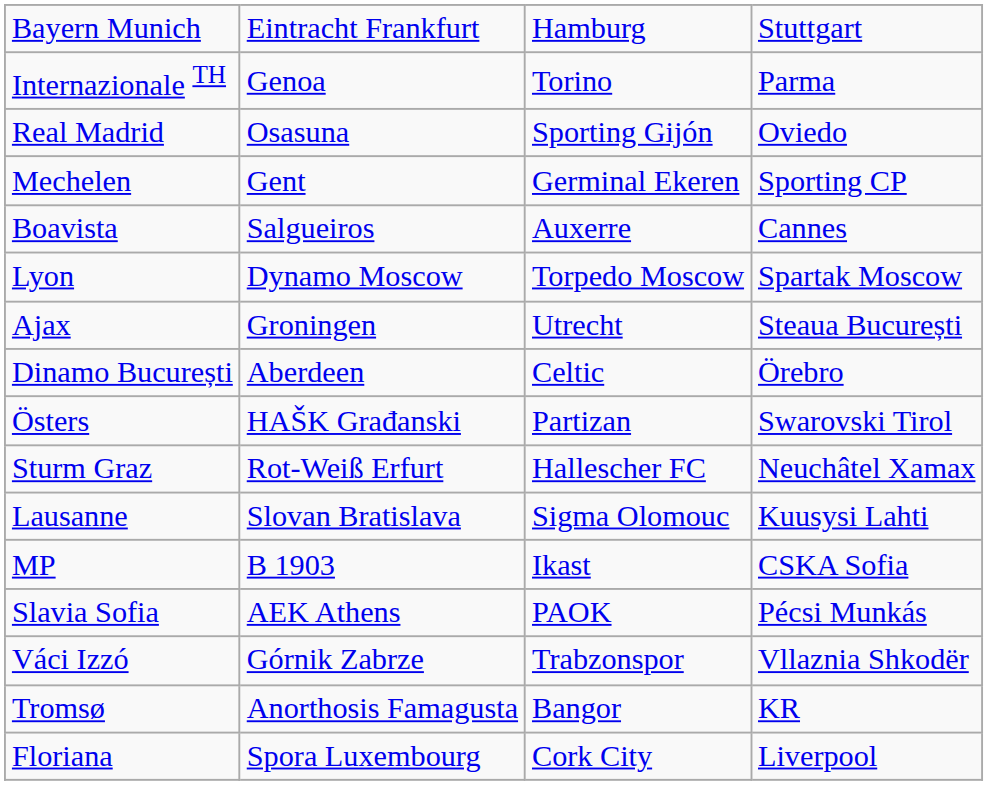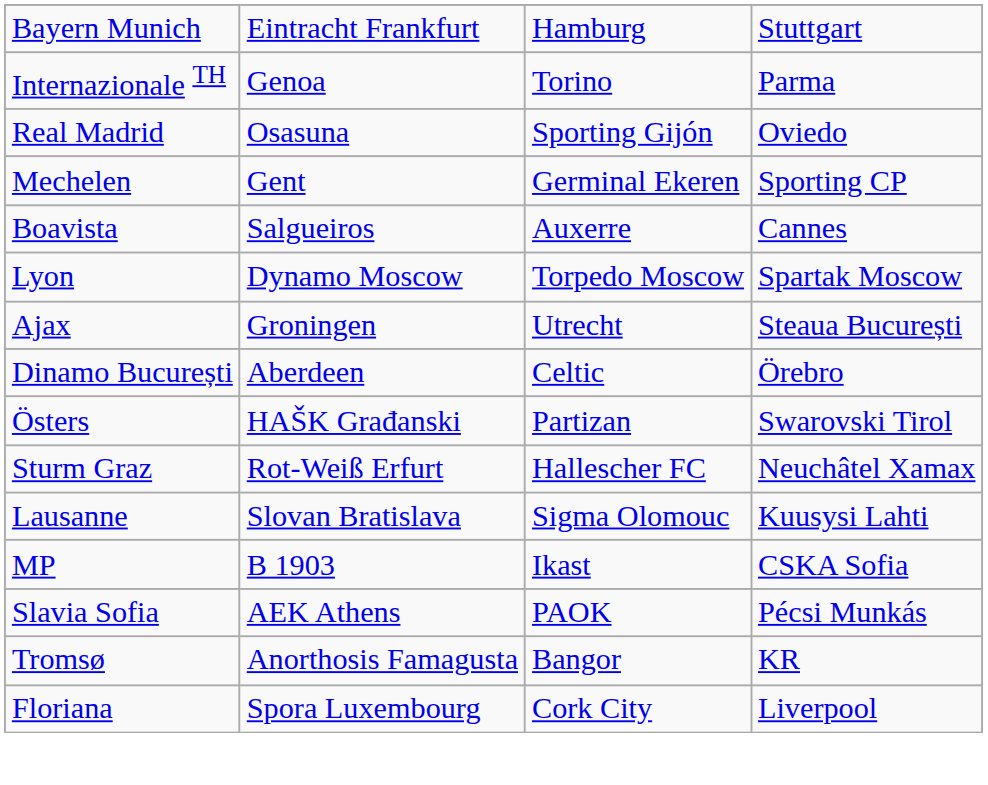- row: (70, 660)
